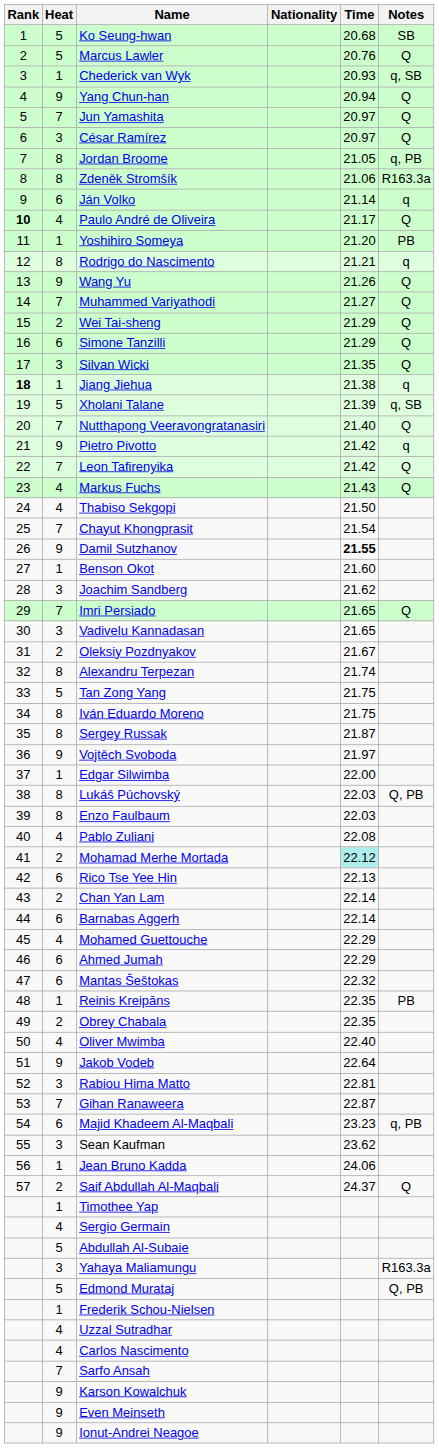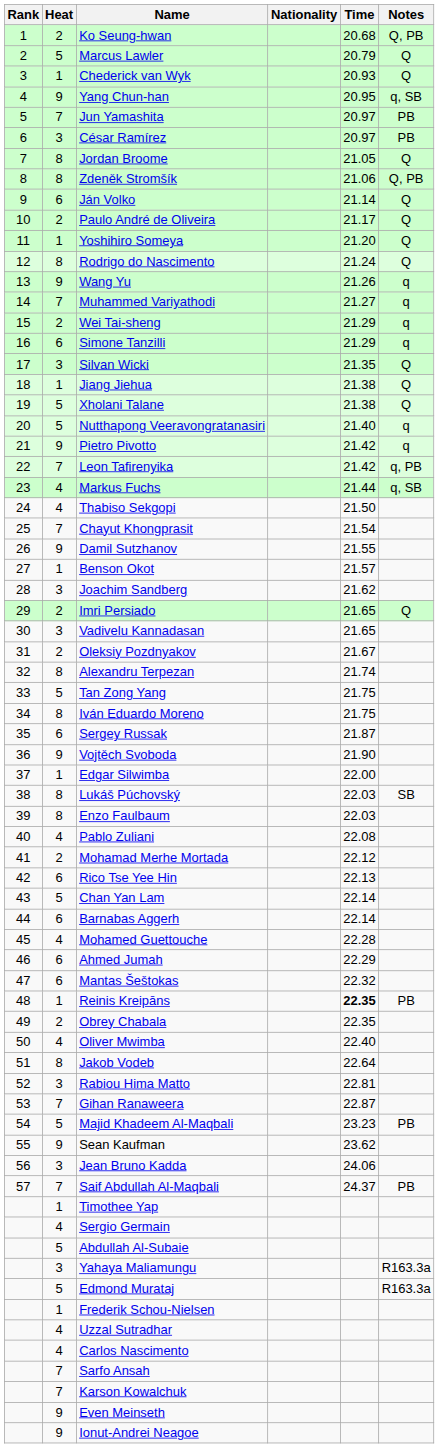(59, 35) 5 -> (59, 35) 2
(406, 35) SB -> (406, 35) Q, PB
(359, 55) 20.76 -> (359, 55) 20.79
(406, 76) q, SB -> (406, 76) Q
(359, 96) 20.94 -> (359, 96) 20.95
(406, 96) Q -> (406, 96) q, SB
(406, 117) Q -> (406, 117) PB
(406, 138) Q -> (406, 138) PB
(406, 158) q, PB -> (406, 158) Q
(406, 179) R163.3a -> (406, 179) Q, PB
(406, 199) q -> (406, 199) Q
(23, 220) bold -> (23, 220) normal
(59, 220) 4 -> (59, 220) 2
(406, 240) PB -> (406, 240) Q
(359, 261) 21.21 -> (359, 261) 21.24
(406, 261) q -> (406, 261) Q
(406, 281) Q -> (406, 281) q
(406, 302) Q -> (406, 302) q
(406, 323) Q -> (406, 323) q
(406, 343) Q -> (406, 343) q
(23, 384) bold -> (23, 384) normal
(406, 384) q -> (406, 384) Q
(359, 405) 21.39 -> (359, 405) 21.38
(406, 405) q, SB -> (406, 405) Q
(59, 425) 7 -> (59, 425) 5
(406, 425) Q -> (406, 425) q
(406, 466) Q -> (406, 466) q, PB
(359, 487) 21.43 -> (359, 487) 21.44
(406, 487) Q -> (406, 487) q, SB
(359, 549) bold -> (359, 549) normal
(359, 569) 21.60 -> (359, 569) 21.57
(59, 610) 7 -> (59, 610) 2
(59, 734) 8 -> (59, 734) 6
(359, 754) 21.97 -> (359, 754) 21.90
(406, 795) Q, PB -> (406, 795) SB
(359, 857) paleturquoise background -> (359, 857) no background
(59, 898) 2 -> (59, 898) 5
(359, 939) 22.29 -> (359, 939) 22.28
(359, 1001) normal -> (359, 1001) bold
(59, 1063) 9 -> (59, 1063) 8
(59, 1124) 6 -> (59, 1124) 5
(406, 1124) q, PB -> (406, 1124) PB
(59, 1145) 3 -> (59, 1145) 9
(59, 1165) 1 -> (59, 1165) 3
(59, 1186) 2 -> (59, 1186) 7
(406, 1186) Q -> (406, 1186) PB
(406, 1289) Q, PB -> (406, 1289) R163.3a
(59, 1391) 9 -> (59, 1391) 7
